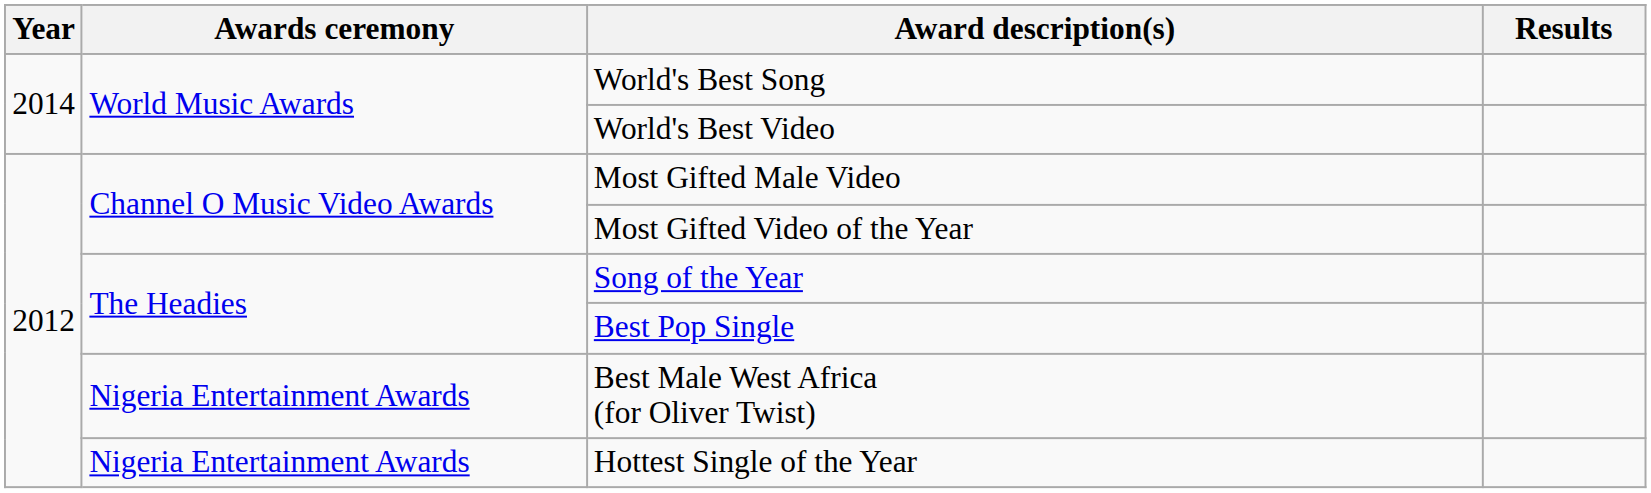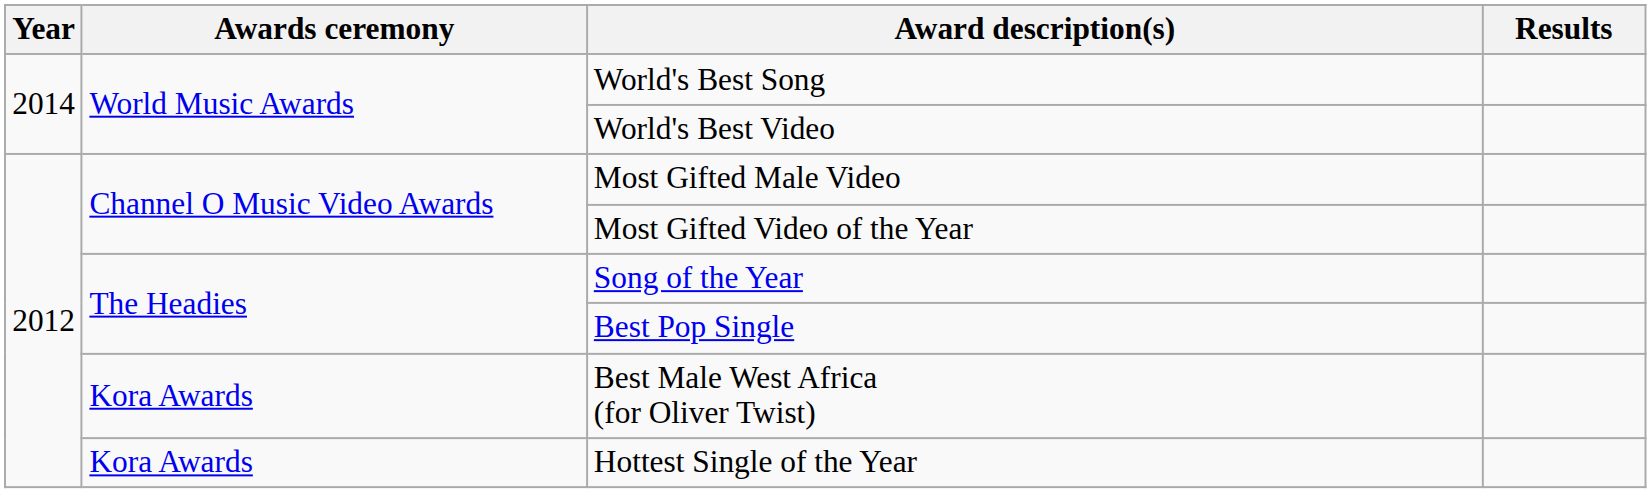(280, 395) Nigeria Entertainment Awards -> (171, 395) Kora Awards
(280, 462) Nigeria Entertainment Awards -> (171, 462) Kora Awards
